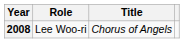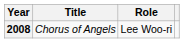columns swapped: (132, 12) <-> (61, 12)
